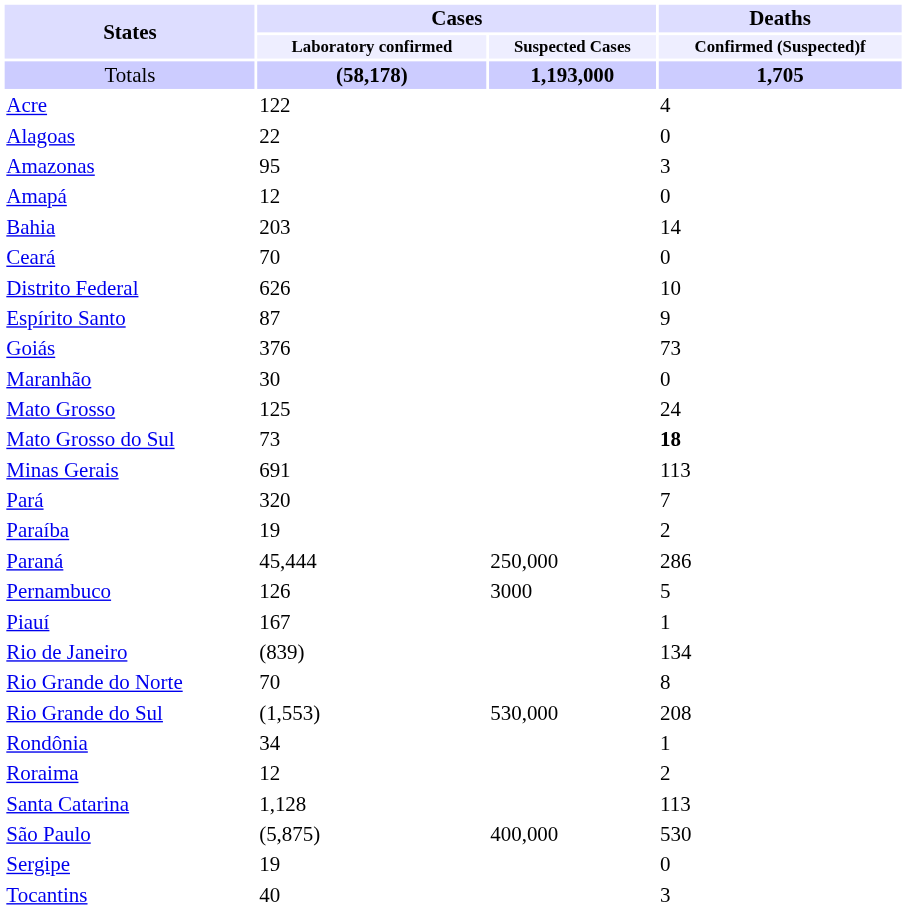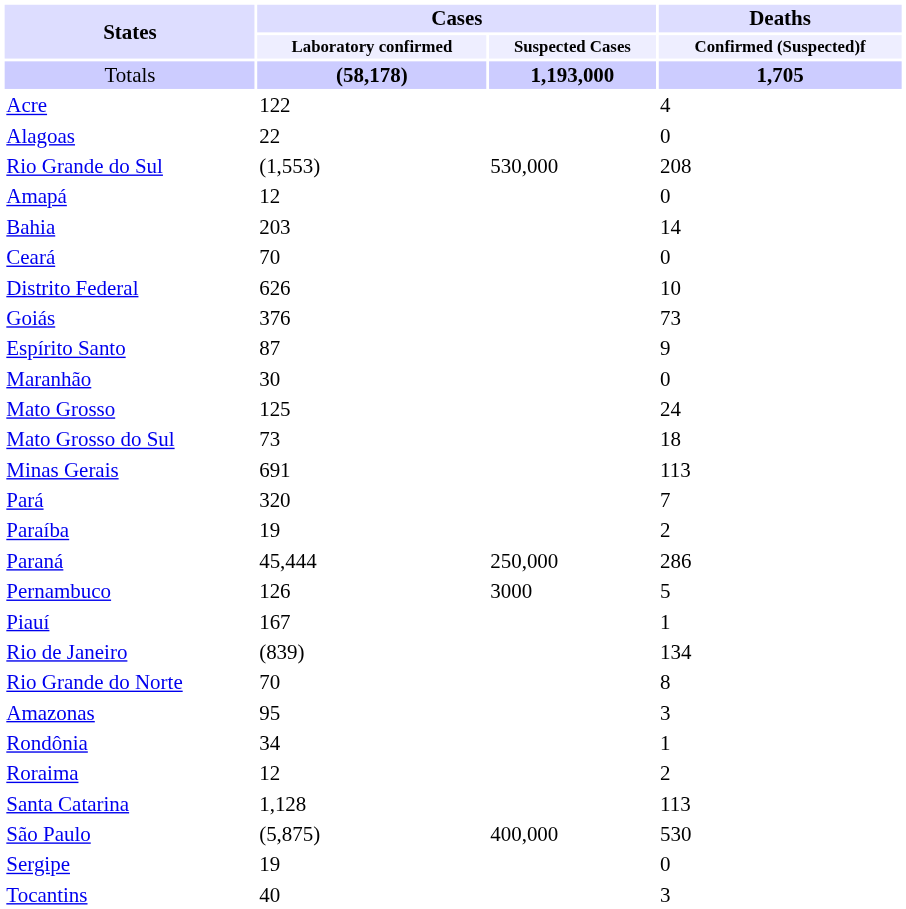rows swapped: (51, 166) <-> (85, 712)
rows swapped: (66, 317) <-> (31, 348)
(671, 439) bold -> (671, 439) normal
